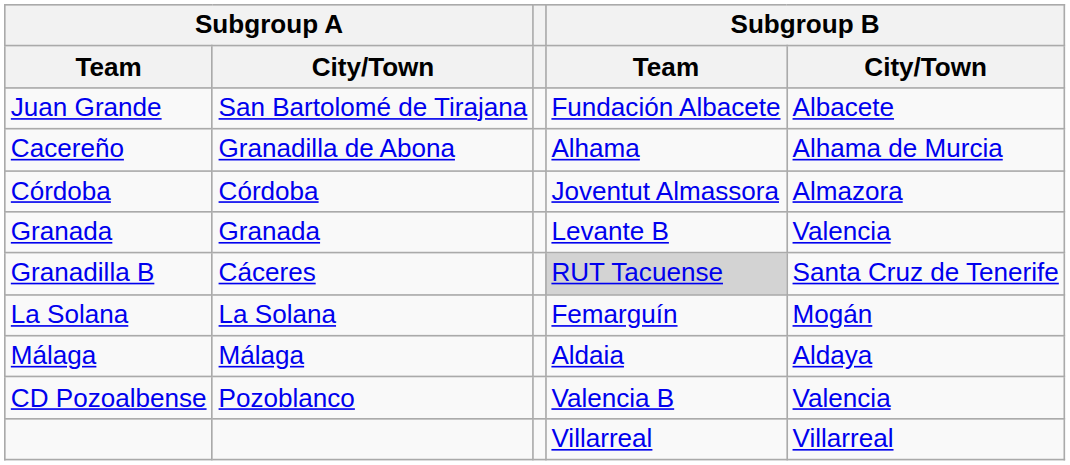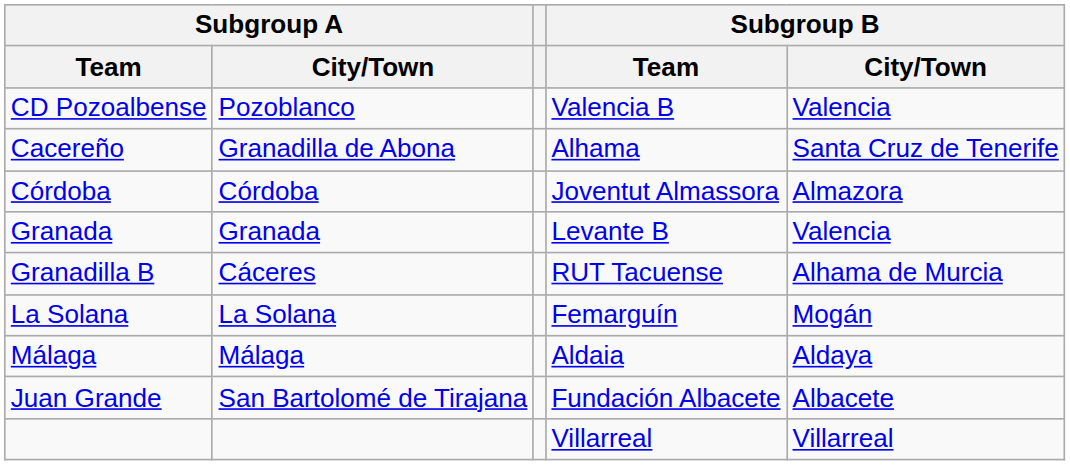rows swapped: (86, 107) <-> (109, 397)
(898, 149) Alhama de Murcia -> (926, 149) Santa Cruz de Tenerife
(637, 273) lightgrey background -> (637, 273) no background
(926, 273) Santa Cruz de Tenerife -> (898, 273) Alhama de Murcia
